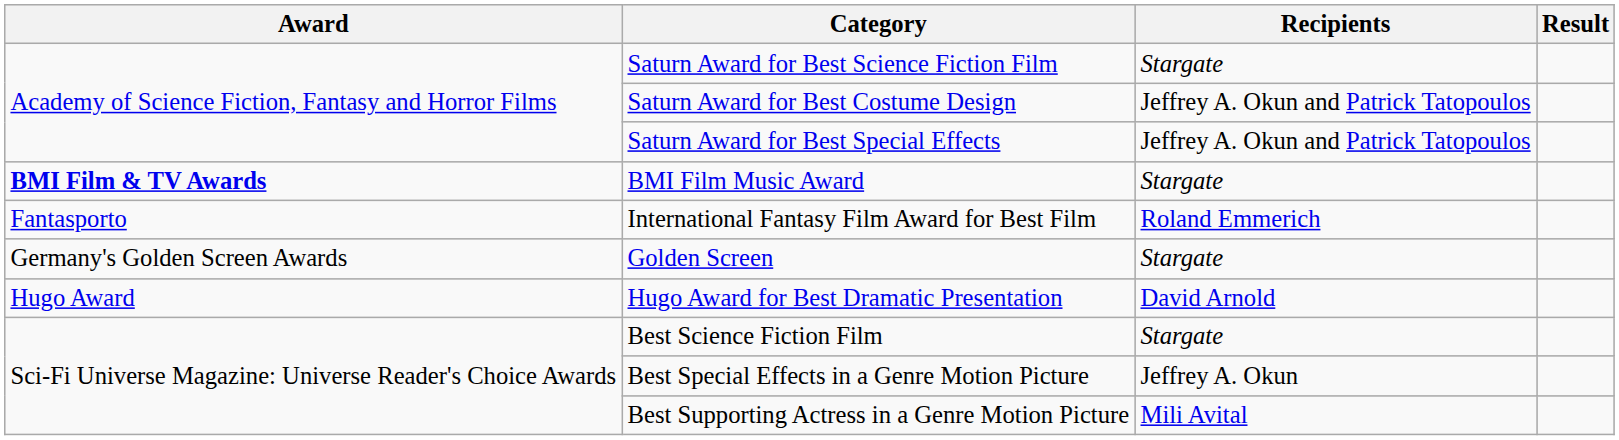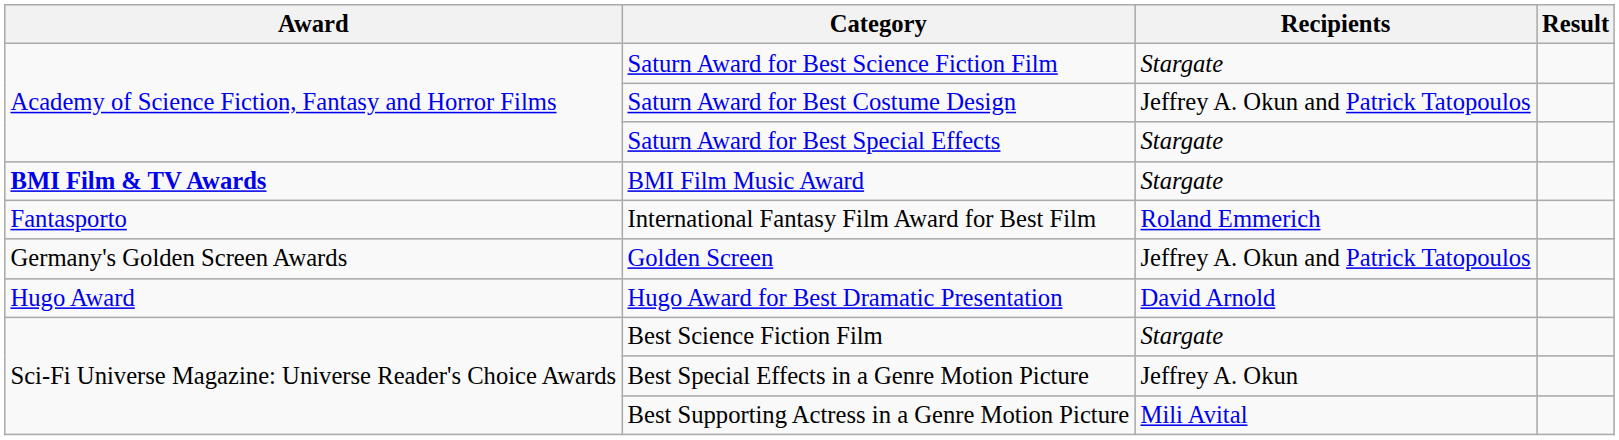(1336, 141) Jeffrey A. Okun and Patrick Tatopoulos -> (1182, 141) Stargate
(1182, 258) Stargate -> (1336, 258) Jeffrey A. Okun and Patrick Tatopoulos
